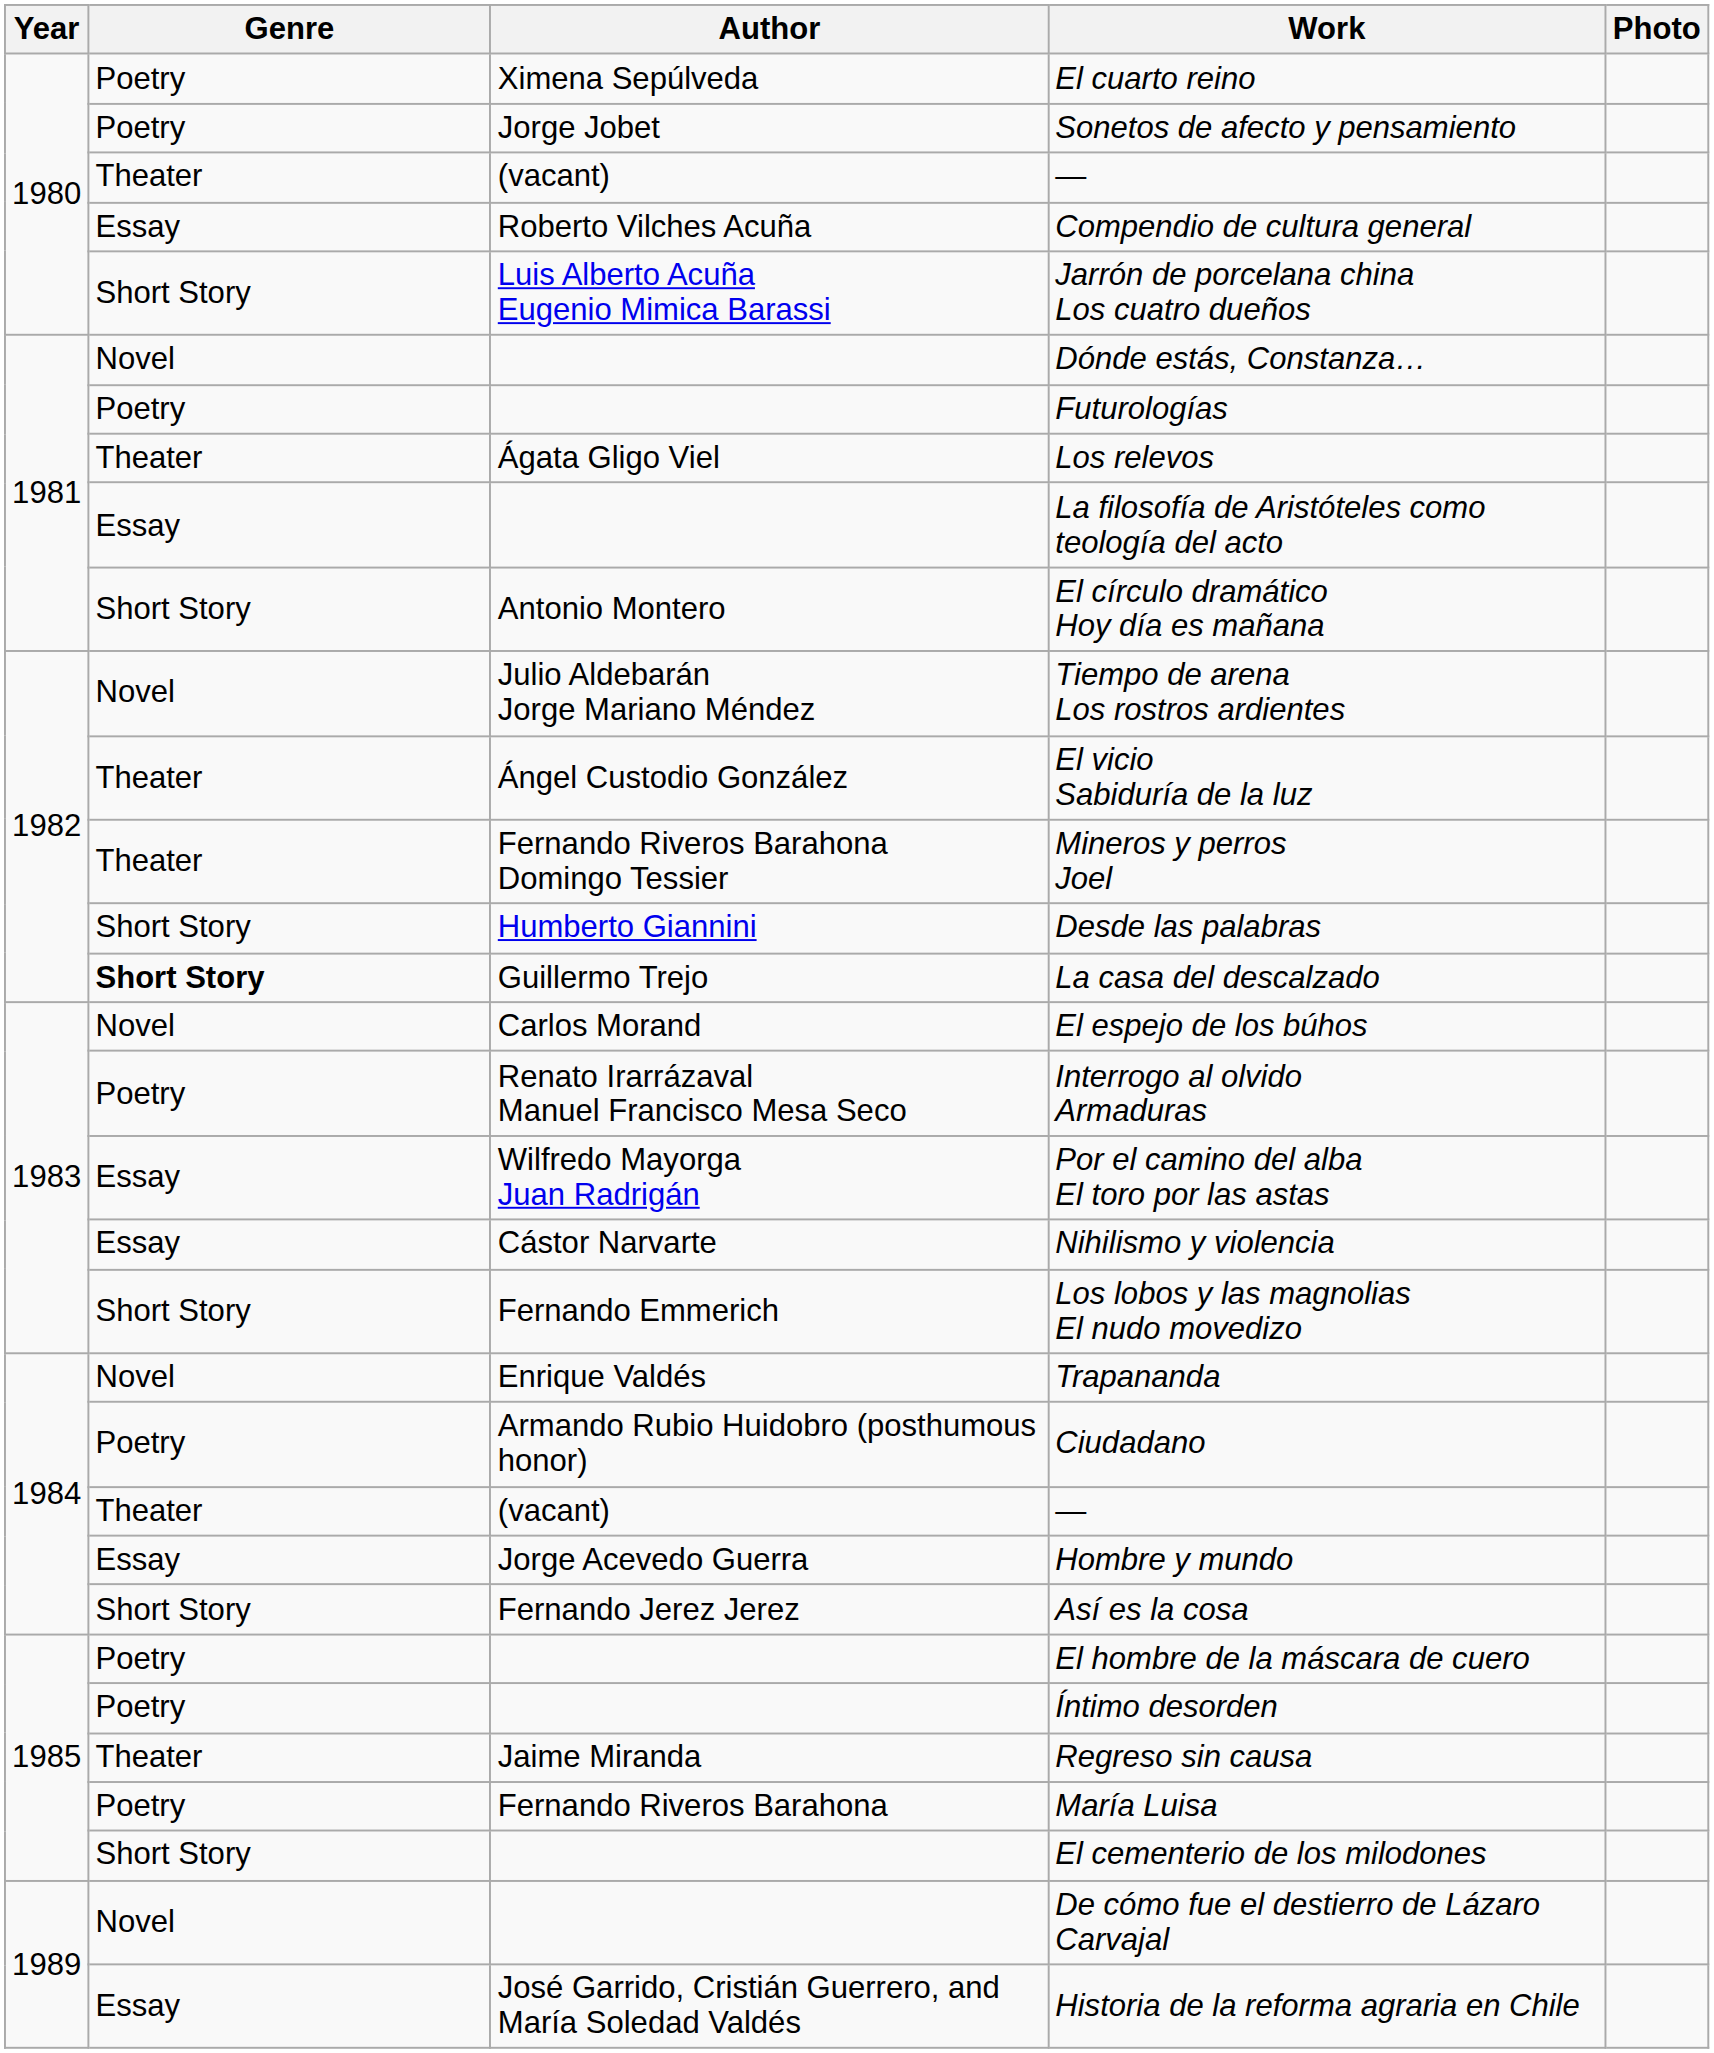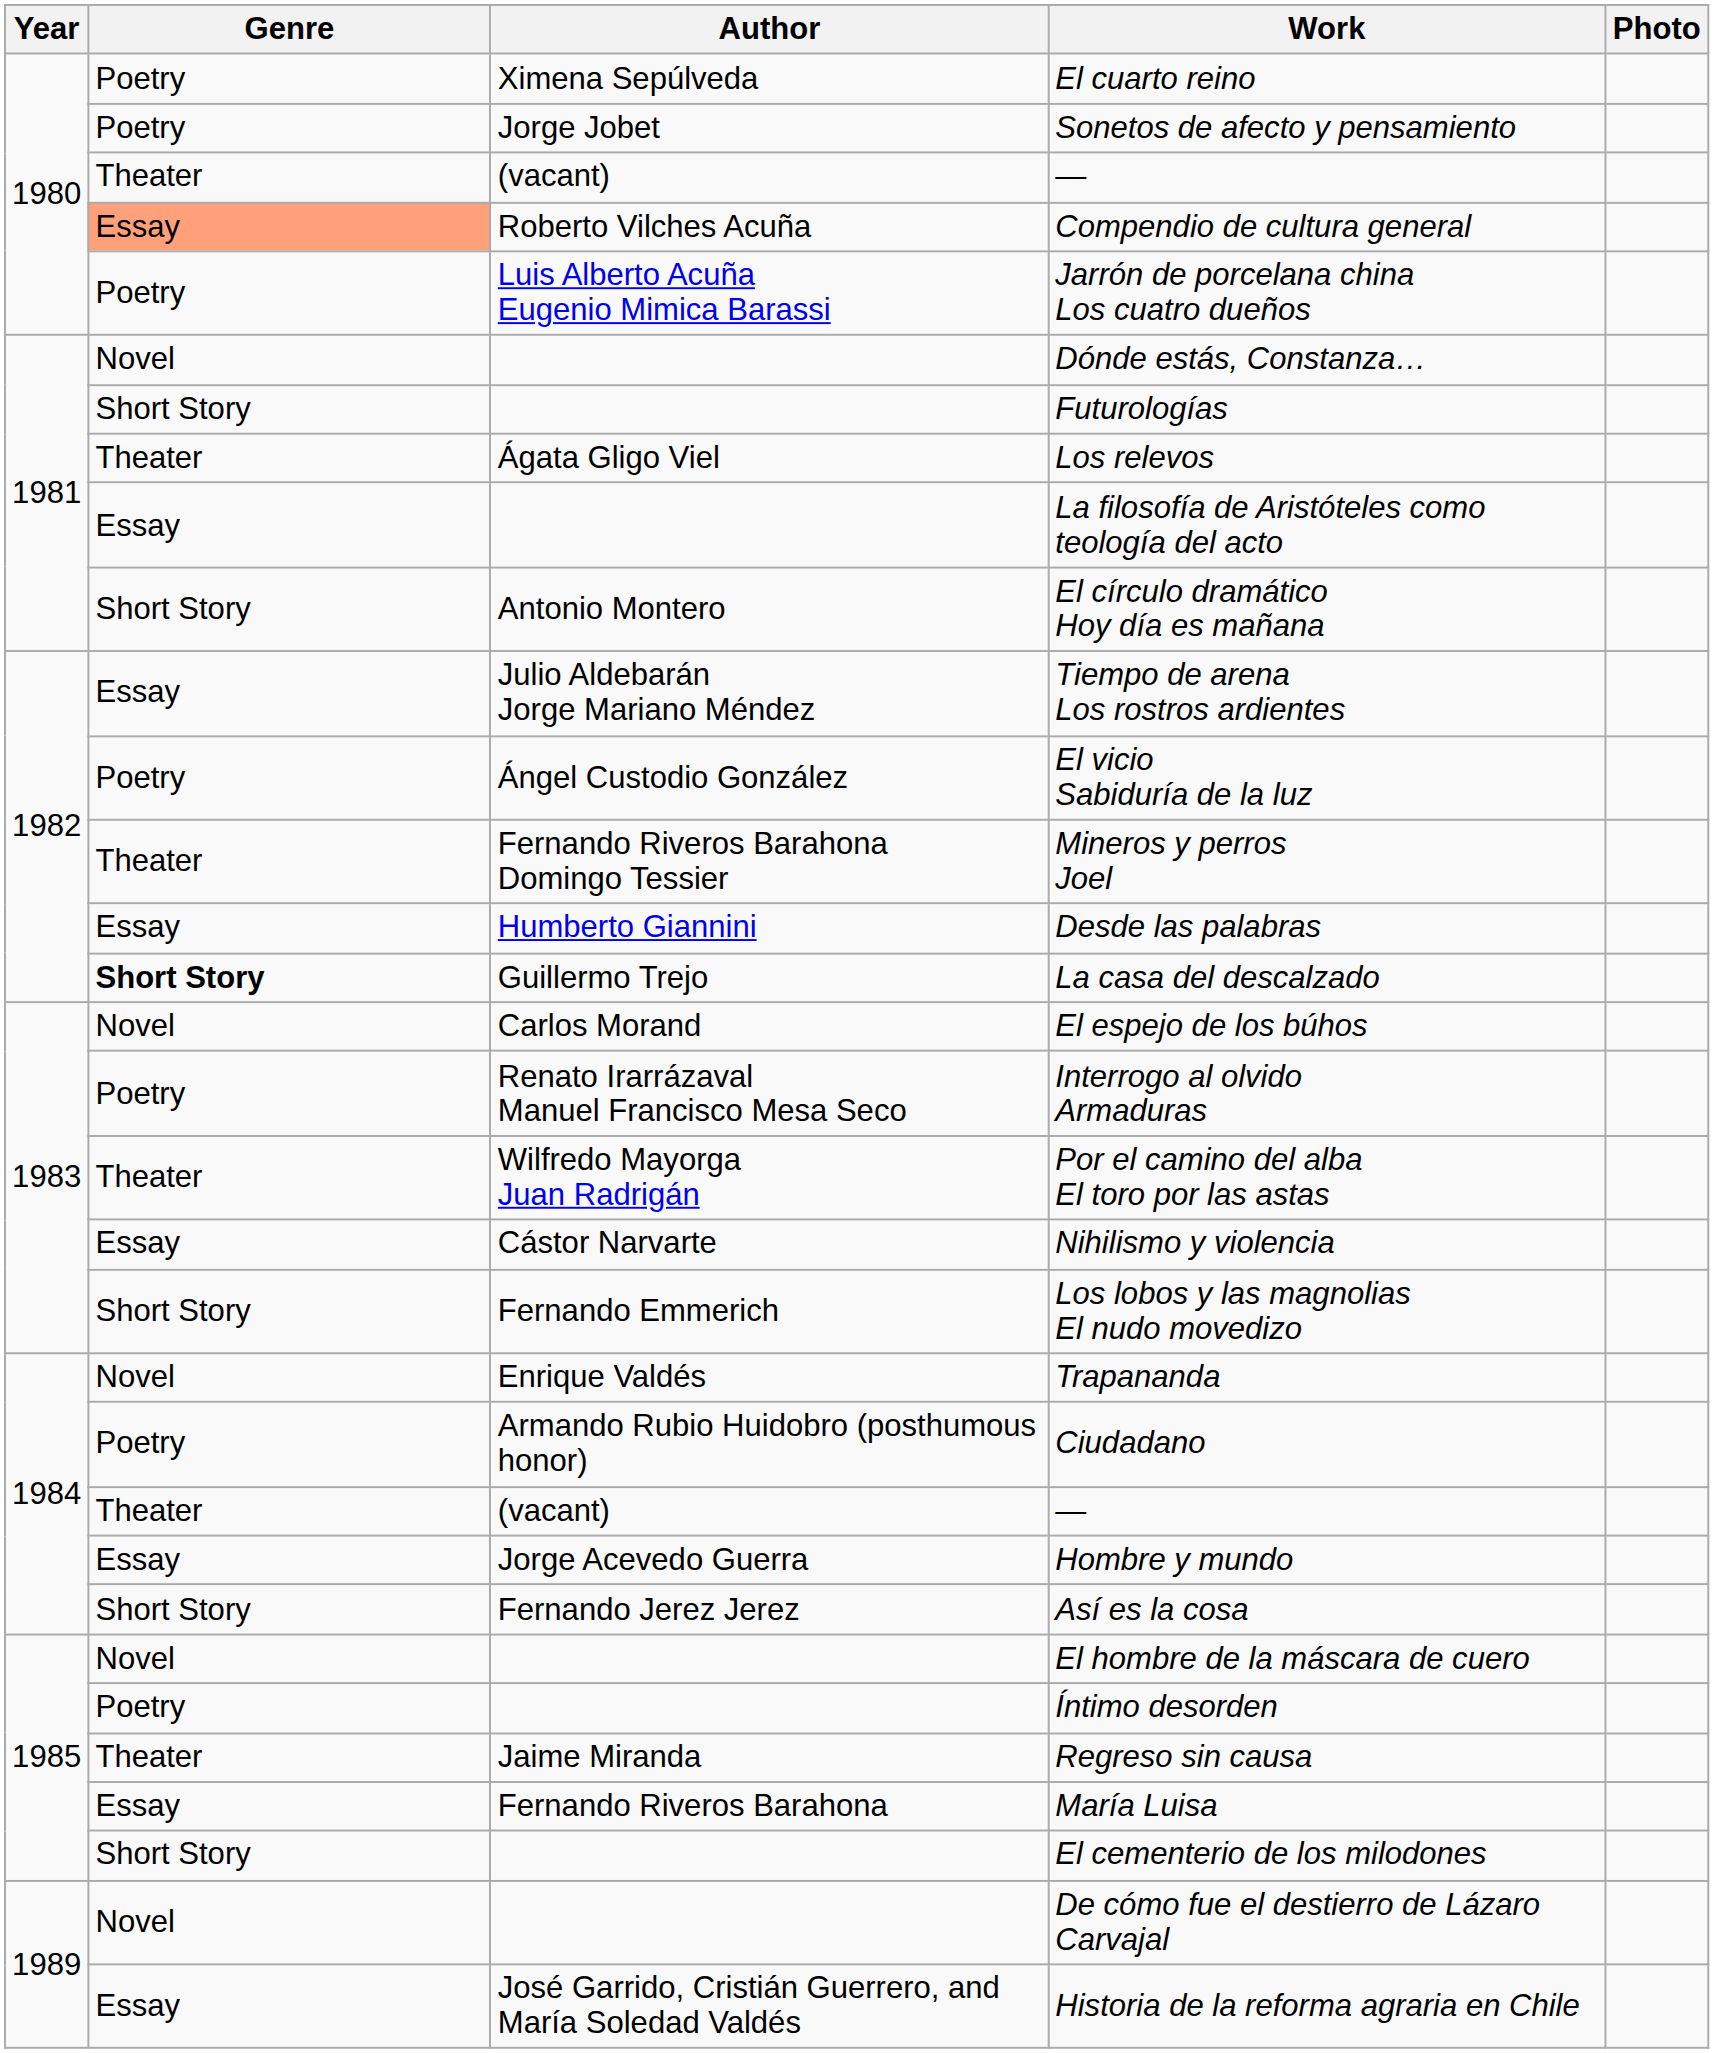(138, 226) no background -> (138, 226) lightsalmon background
(173, 292) Short Story -> (140, 292) Poetry
(140, 408) Poetry -> (173, 408) Short Story
(135, 692) Novel -> (138, 692) Essay
(149, 776) Theater -> (140, 776) Poetry
(173, 927) Short Story -> (138, 927) Essay
(138, 1177) Essay -> (149, 1177) Theater
(140, 1658) Poetry -> (135, 1658) Novel
(140, 1805) Poetry -> (138, 1805) Essay
